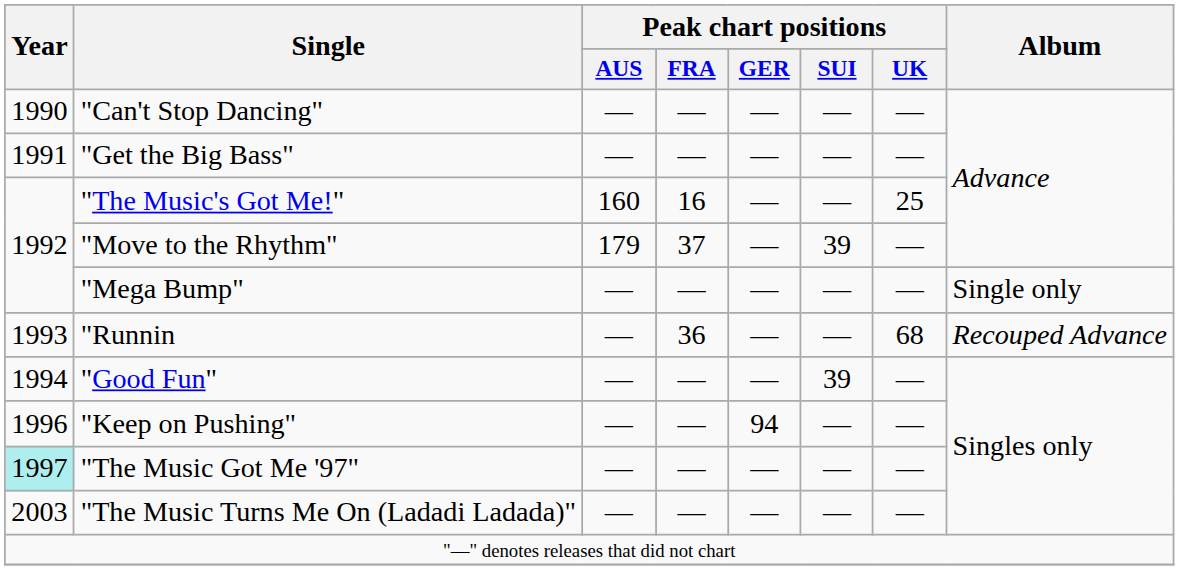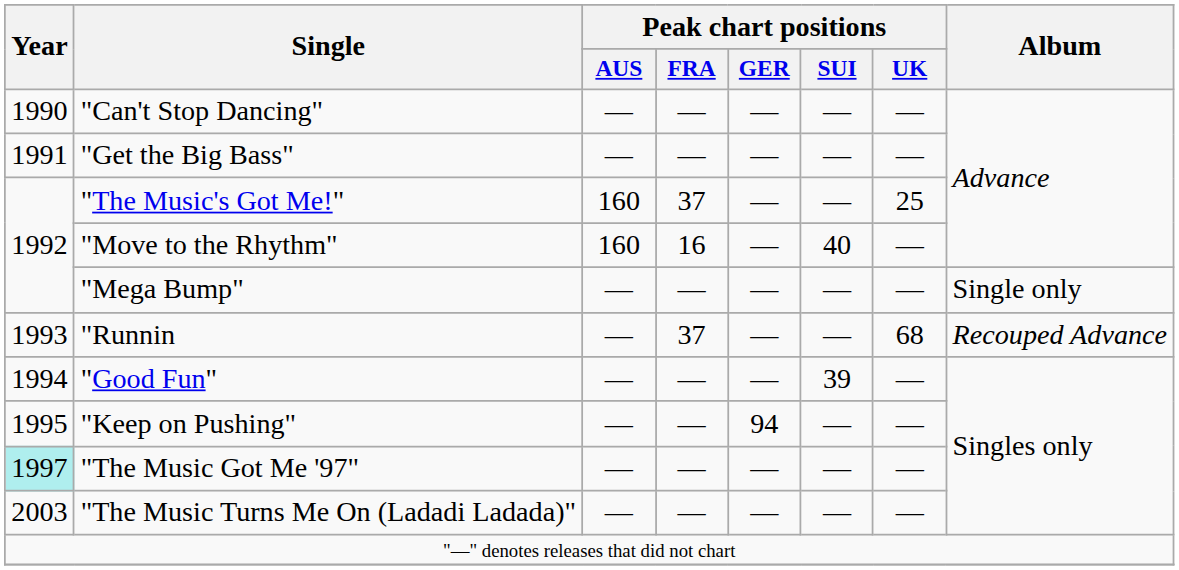(692, 200) 16 -> (692, 200) 37
(619, 244) 179 -> (619, 244) 160
(692, 244) 37 -> (692, 244) 16
(837, 244) 39 -> (837, 244) 40
(692, 334) 36 -> (692, 334) 37
(40, 423) 1996 -> (40, 423) 1995
